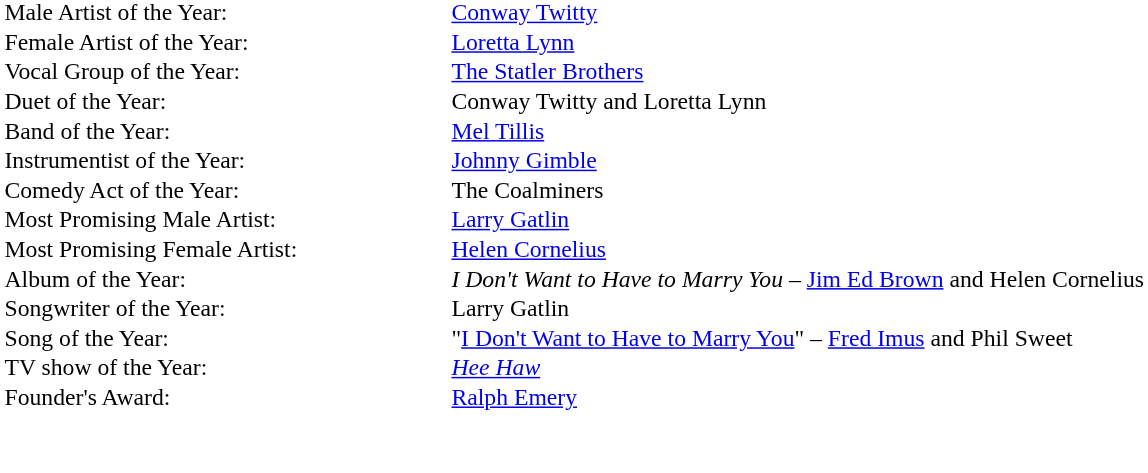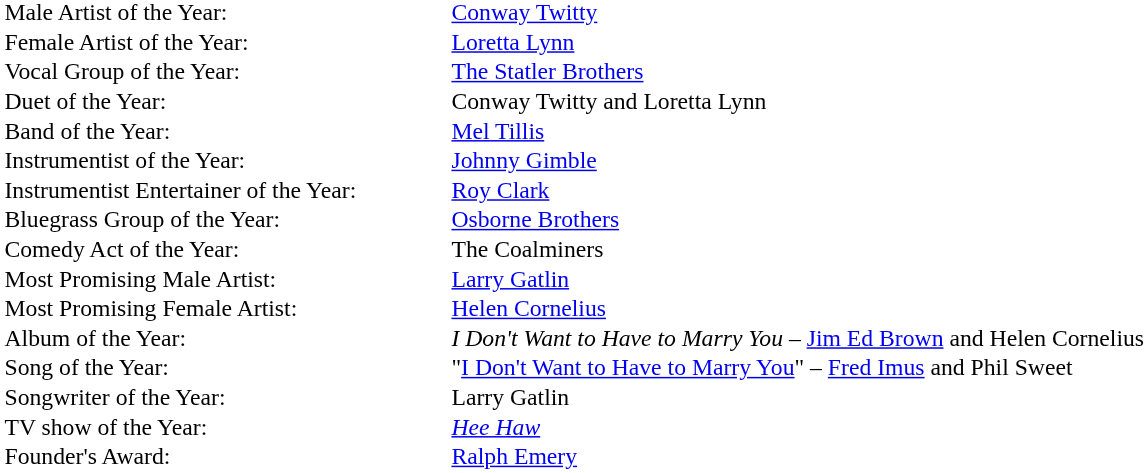+ row: (180, 190)
+ row: (142, 219)
rows swapped: (87, 338) <-> (115, 308)
